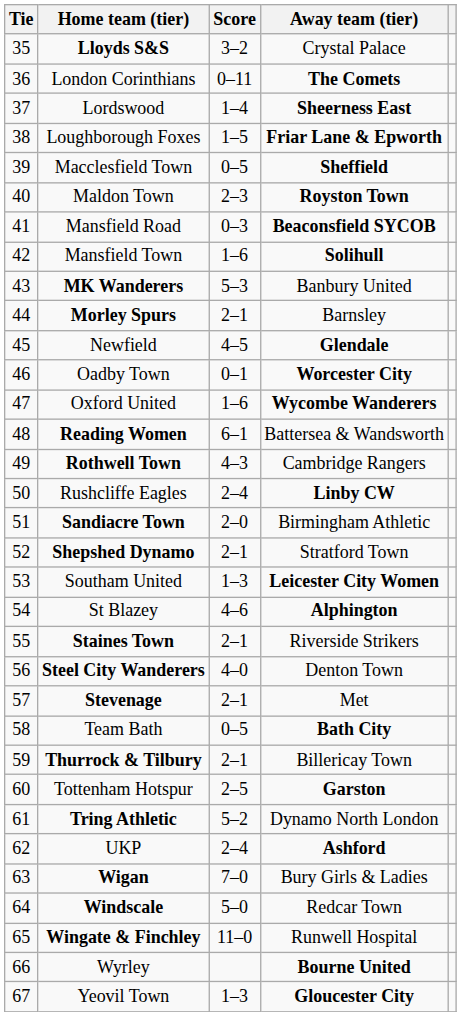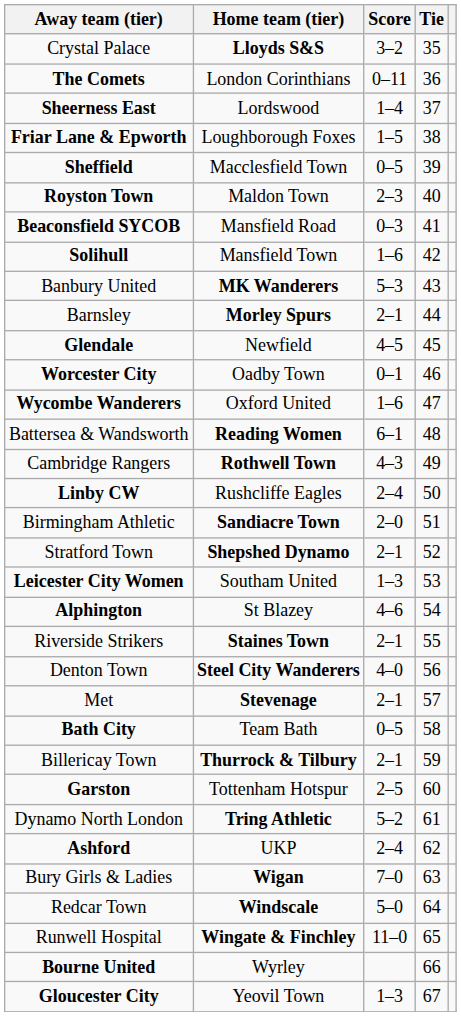columns swapped: (21, 18) <-> (354, 18)
